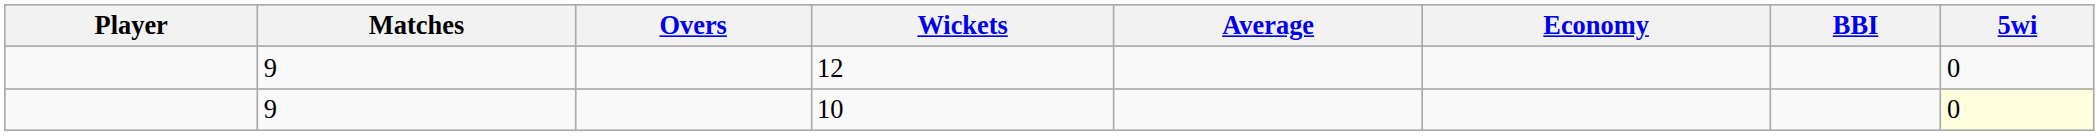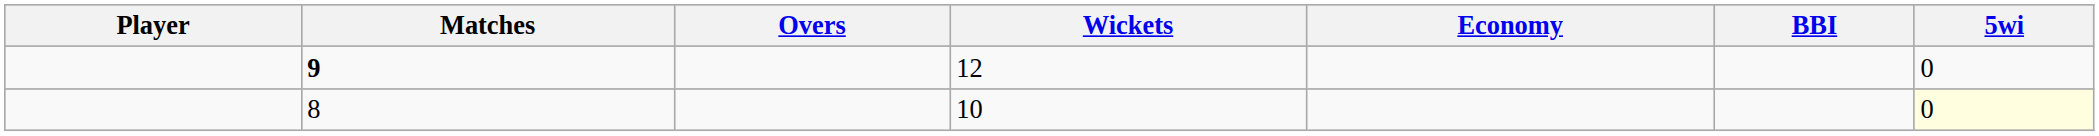- column: (1268, 25)
(270, 67) normal -> (314, 67) bold
(270, 109) 9 -> (314, 109) 8
